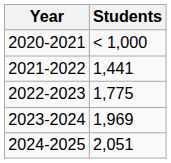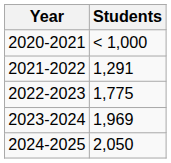(113, 68) 1,441 -> (113, 68) 1,291
(113, 145) 2,051 -> (113, 145) 2,050
